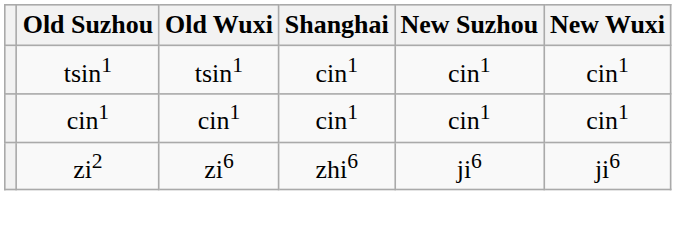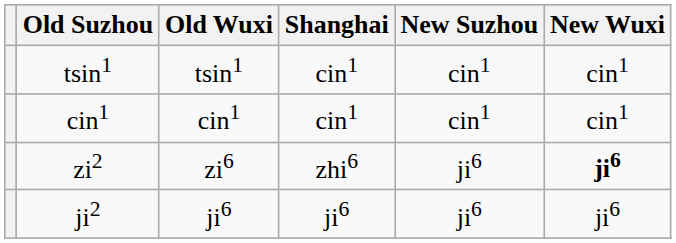(608, 165) normal -> (608, 165) bold
+ row: (88, 214)
